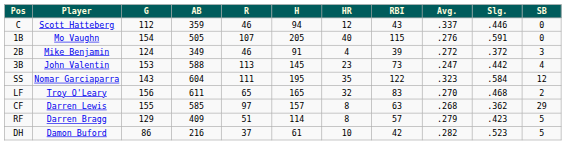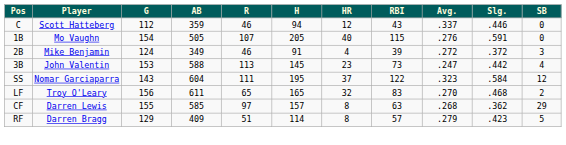(347, 79) 35 -> (347, 79) 37
- row: (18, 133)
